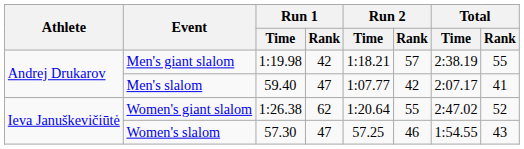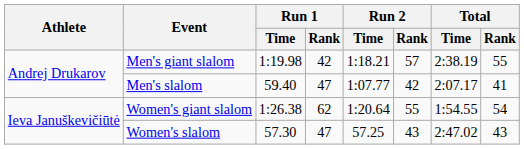(456, 109) 2:47.02 -> (456, 109) 1:54.55
(500, 109) 52 -> (500, 109) 54
(412, 132) 46 -> (412, 132) 43
(456, 132) 1:54.55 -> (456, 132) 2:47.02
